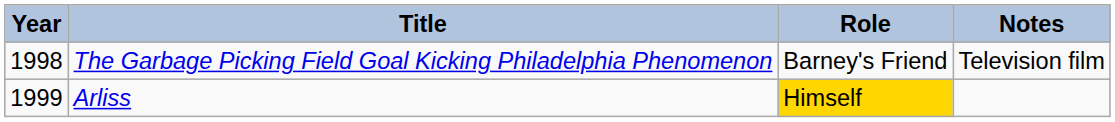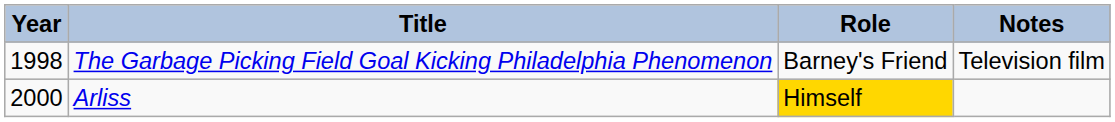(36, 98) 1999 -> (36, 98) 2000
